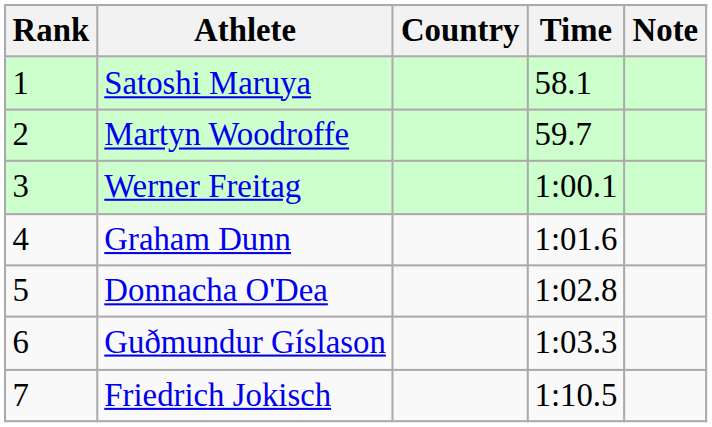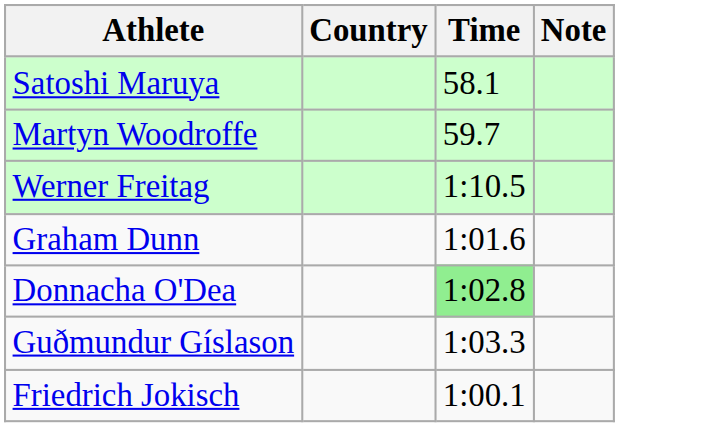- column: (51, 30)
(576, 186) 1:00.1 -> (484, 186) 1:10.5
(576, 290) no background -> (484, 290) lightgreen background
(576, 394) 1:10.5 -> (484, 394) 1:00.1
